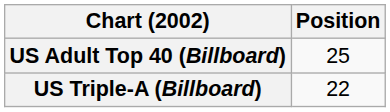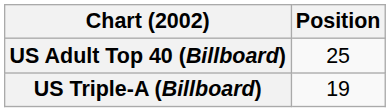(338, 89) 22 -> (338, 89) 19
